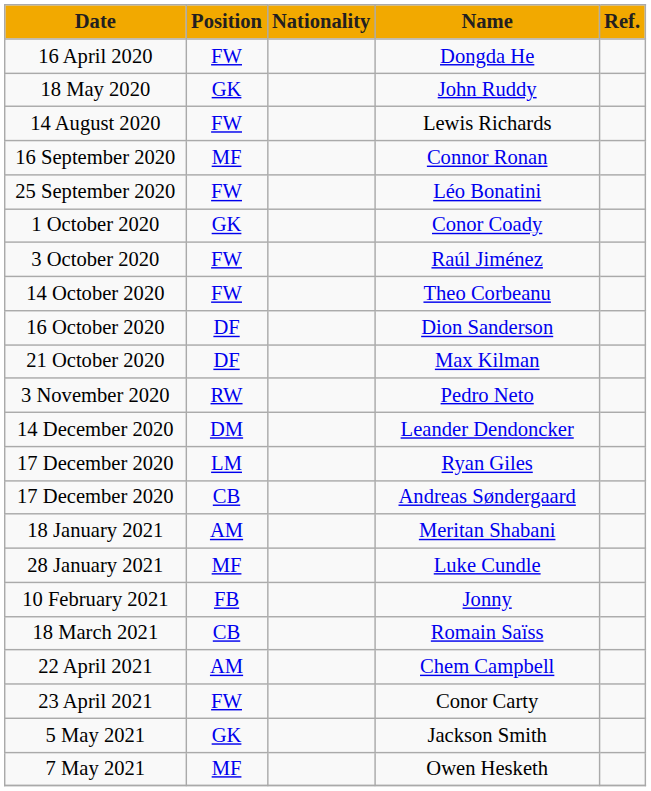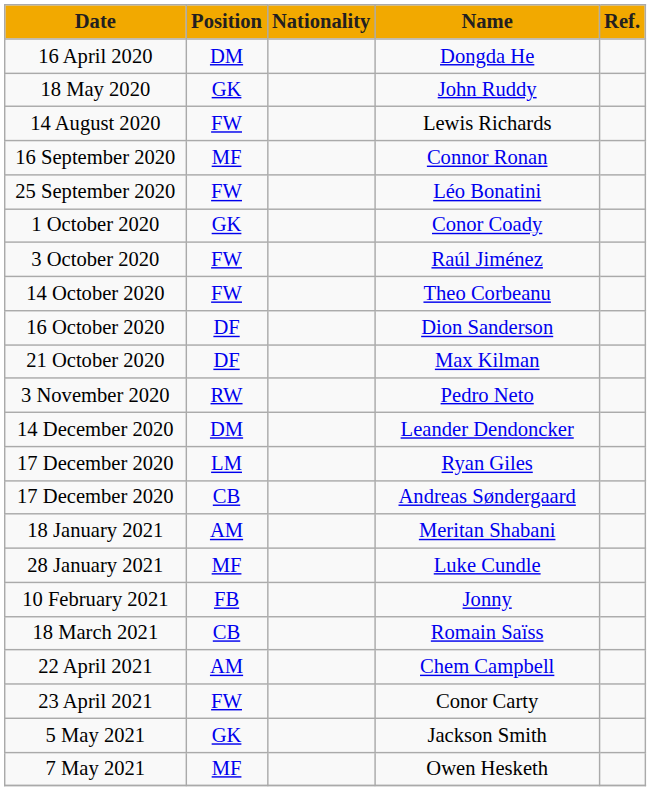(227, 55) FW -> (227, 55) DM
